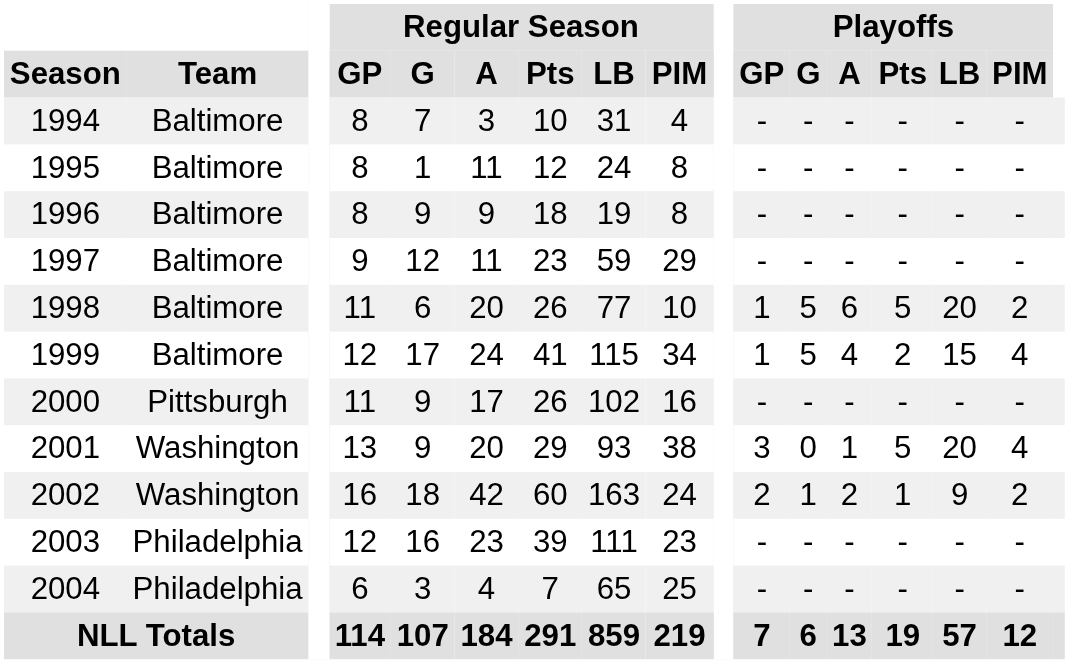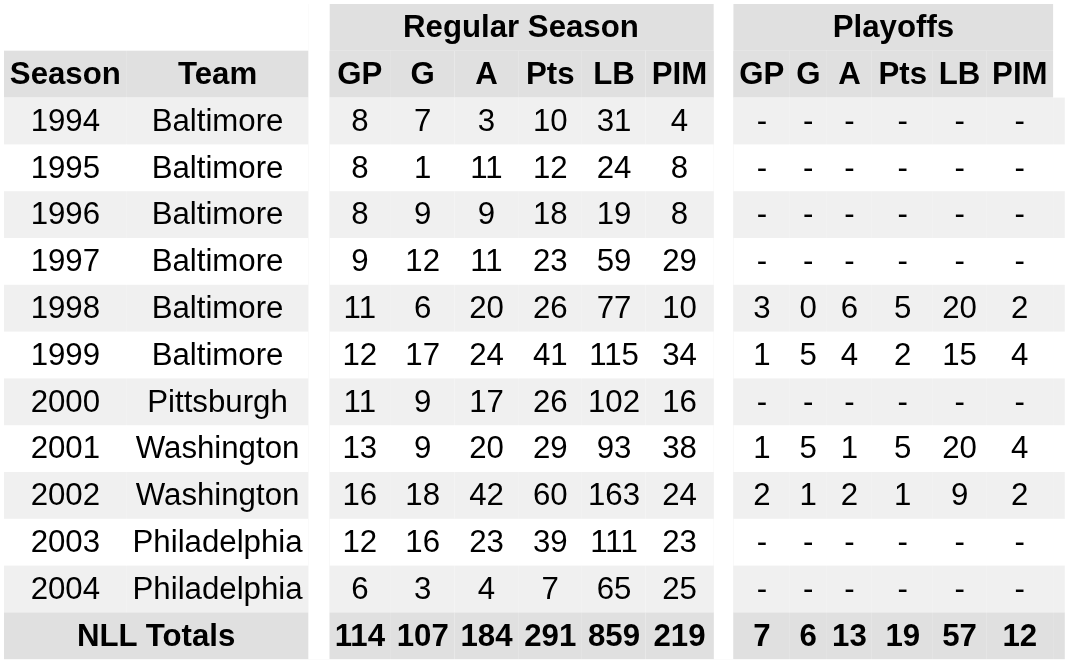(762, 307) 1 -> (762, 307) 3
(808, 307) 5 -> (808, 307) 0
(762, 448) 3 -> (762, 448) 1
(808, 448) 0 -> (808, 448) 5
